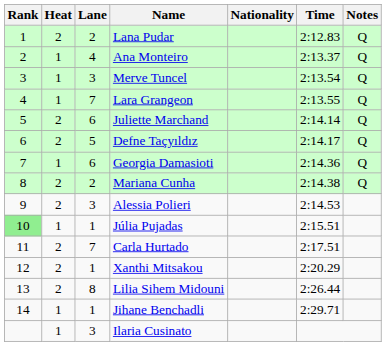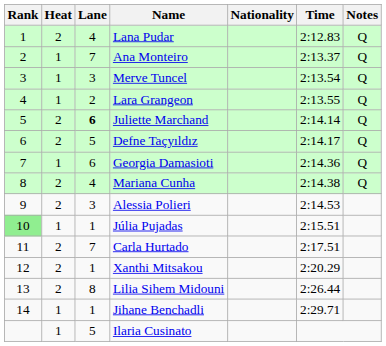(92, 36) 2 -> (92, 36) 4
(92, 57) 4 -> (92, 57) 7
(92, 99) 7 -> (92, 99) 2
(92, 120) normal -> (92, 120) bold
(92, 183) 2 -> (92, 183) 4
(92, 330) 3 -> (92, 330) 5
